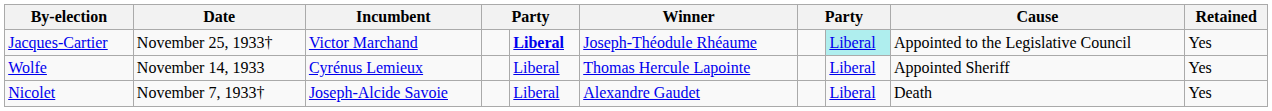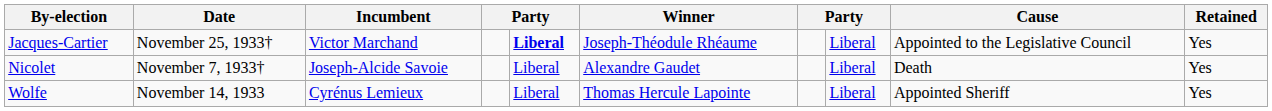(852, 42) paleturquoise background -> (852, 42) no background
rows swapped: (28, 67) <-> (32, 93)
